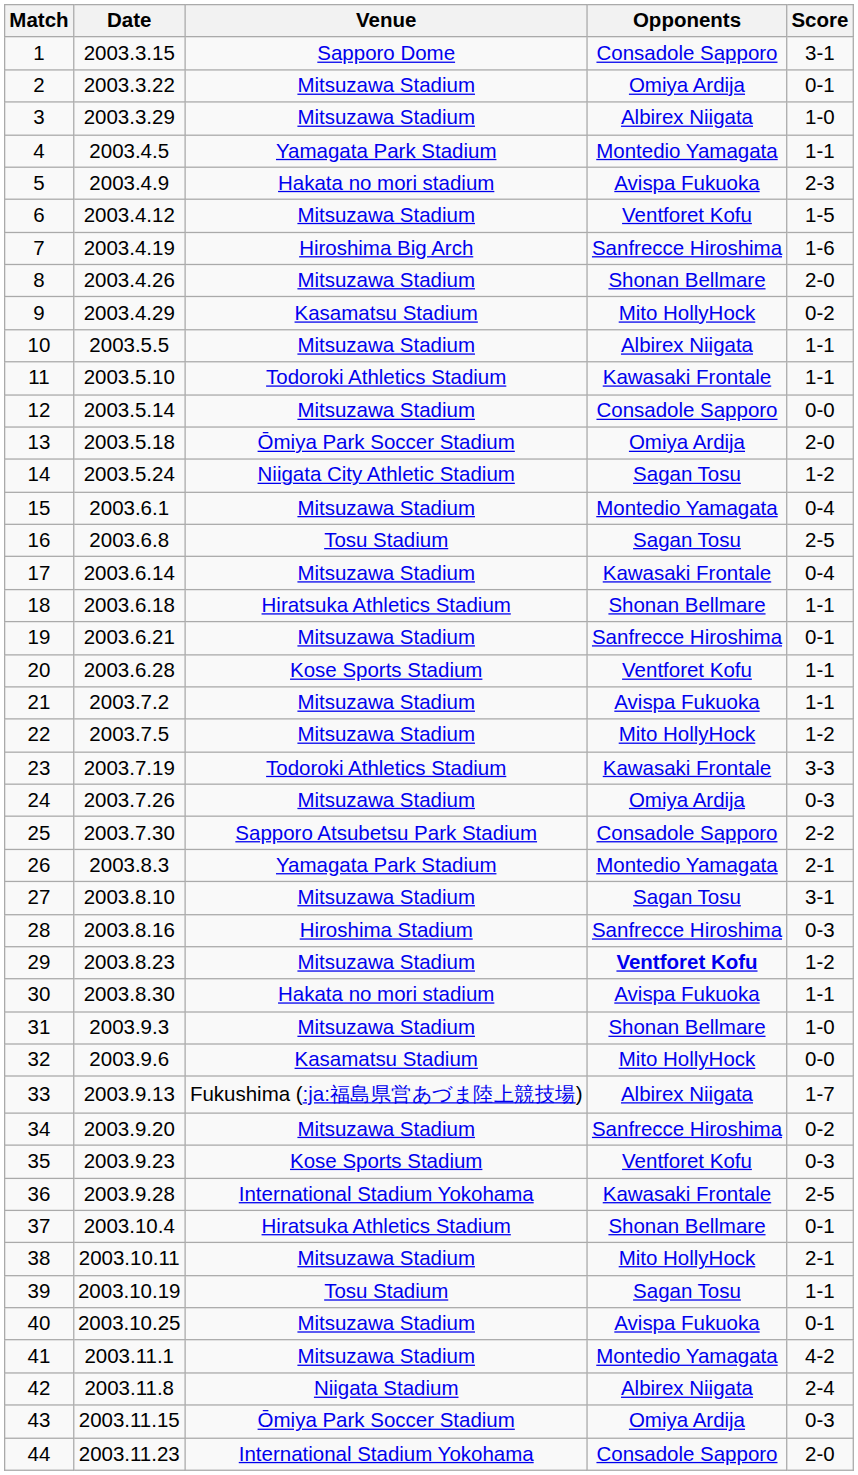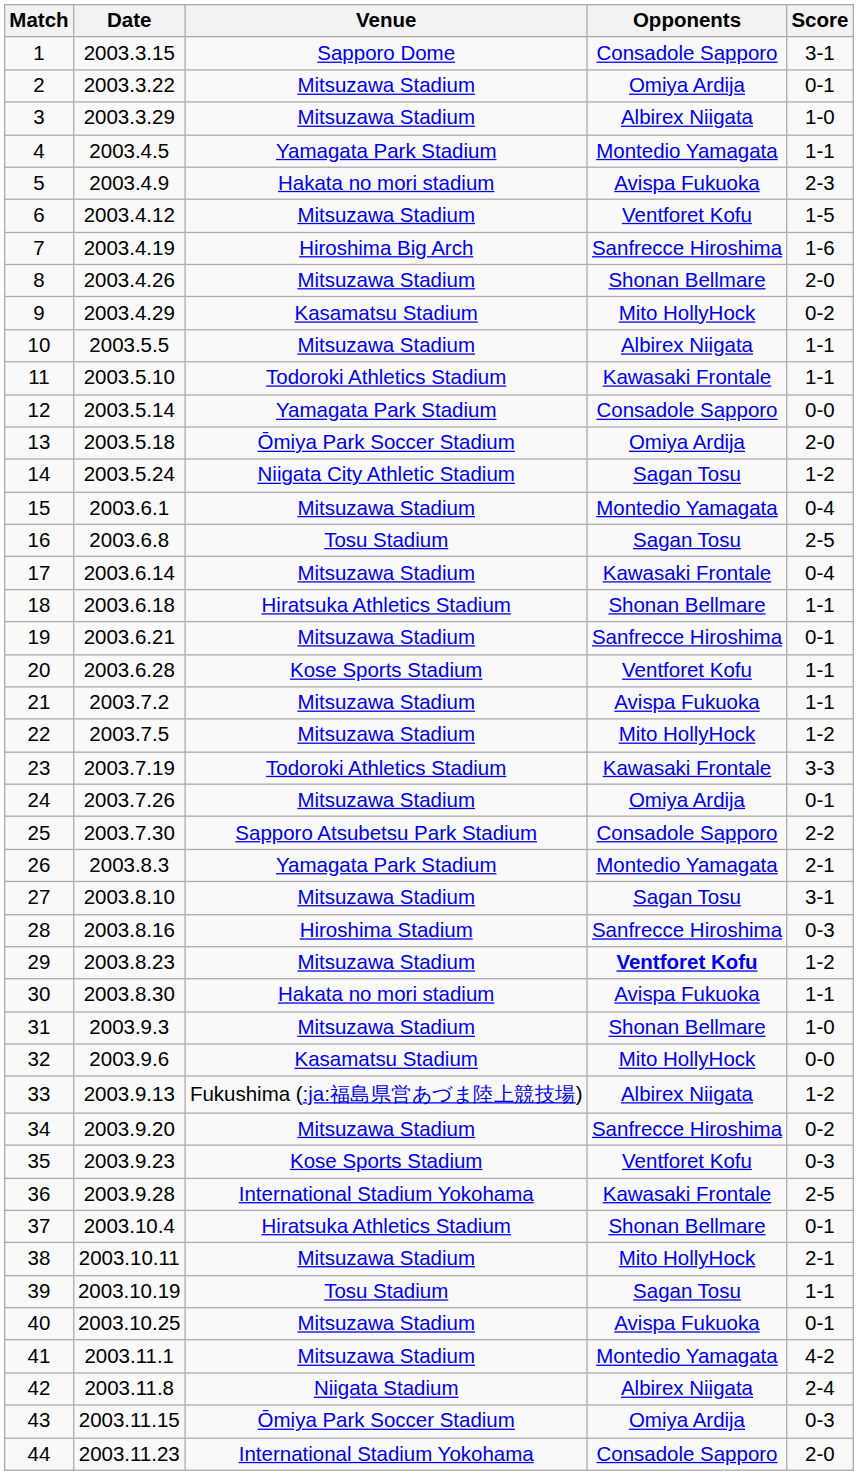(386, 410) Mitsuzawa Stadium -> (386, 410) Yamagata Park Stadium
(820, 800) 0-3 -> (820, 800) 0-1
(820, 1094) 1-7 -> (820, 1094) 1-2
